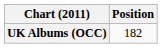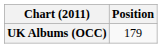(133, 33) 182 -> (133, 33) 179
